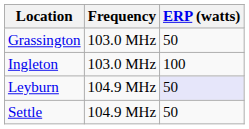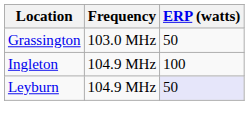(122, 64) 103.0 MHz -> (122, 64) 104.9 MHz
- row: (25, 111)
